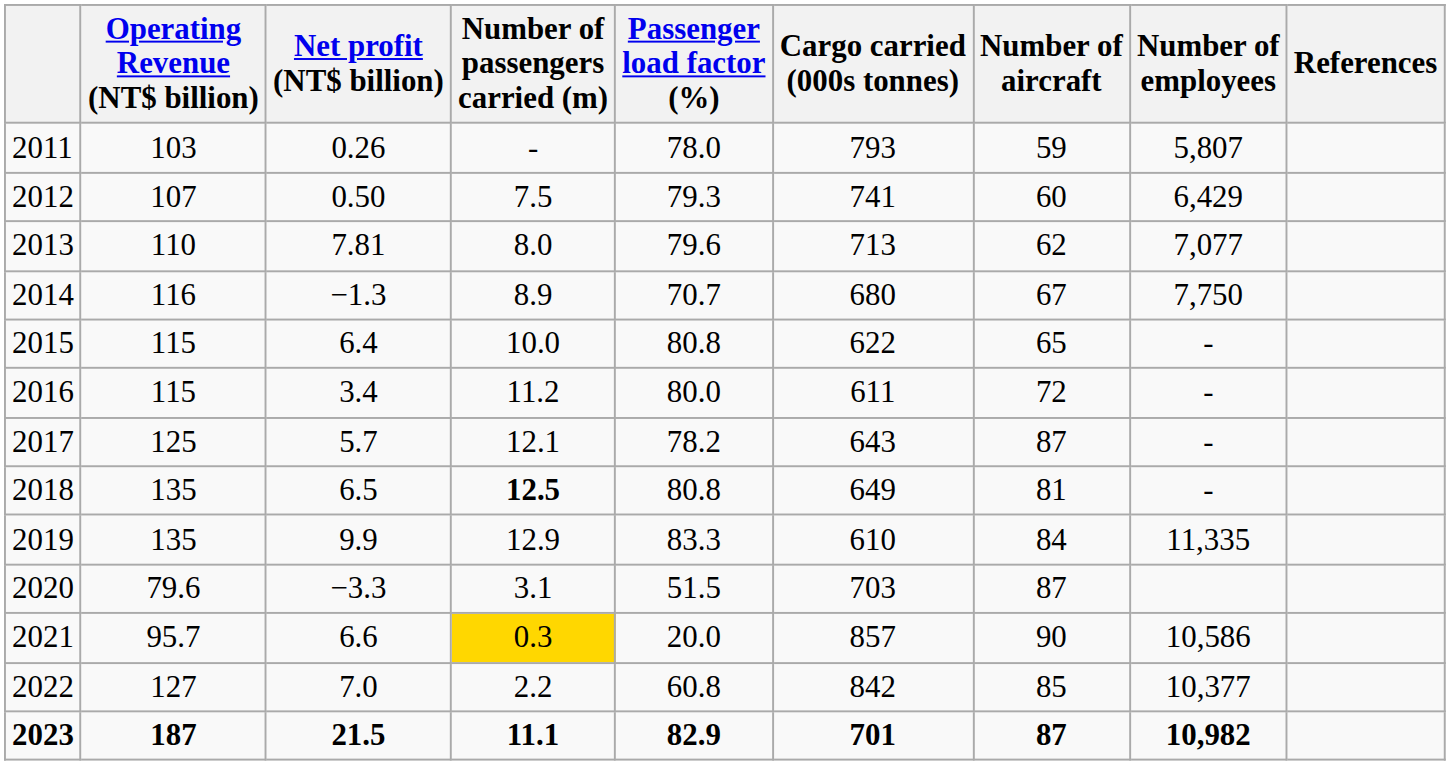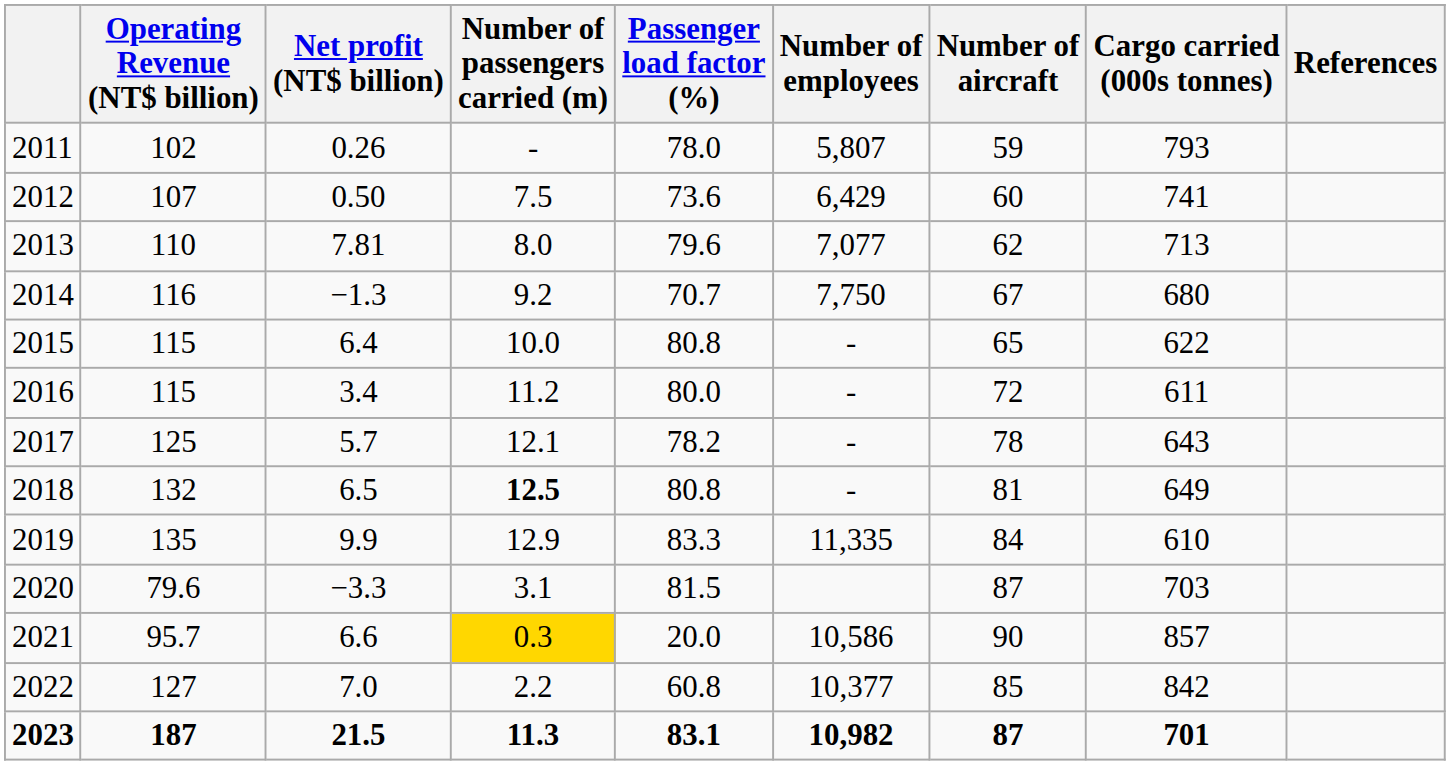columns swapped: (873, 63) <-> (1208, 63)
(173, 147) 103 -> (173, 147) 102
(694, 196) 79.3 -> (694, 196) 73.6
(533, 294) 8.9 -> (533, 294) 9.2
(1051, 441) 87 -> (1008, 441) 78
(173, 490) 135 -> (173, 490) 132
(694, 588) 51.5 -> (694, 588) 81.5
(533, 735) 11.1 -> (533, 735) 11.3
(694, 735) 82.9 -> (694, 735) 83.1
